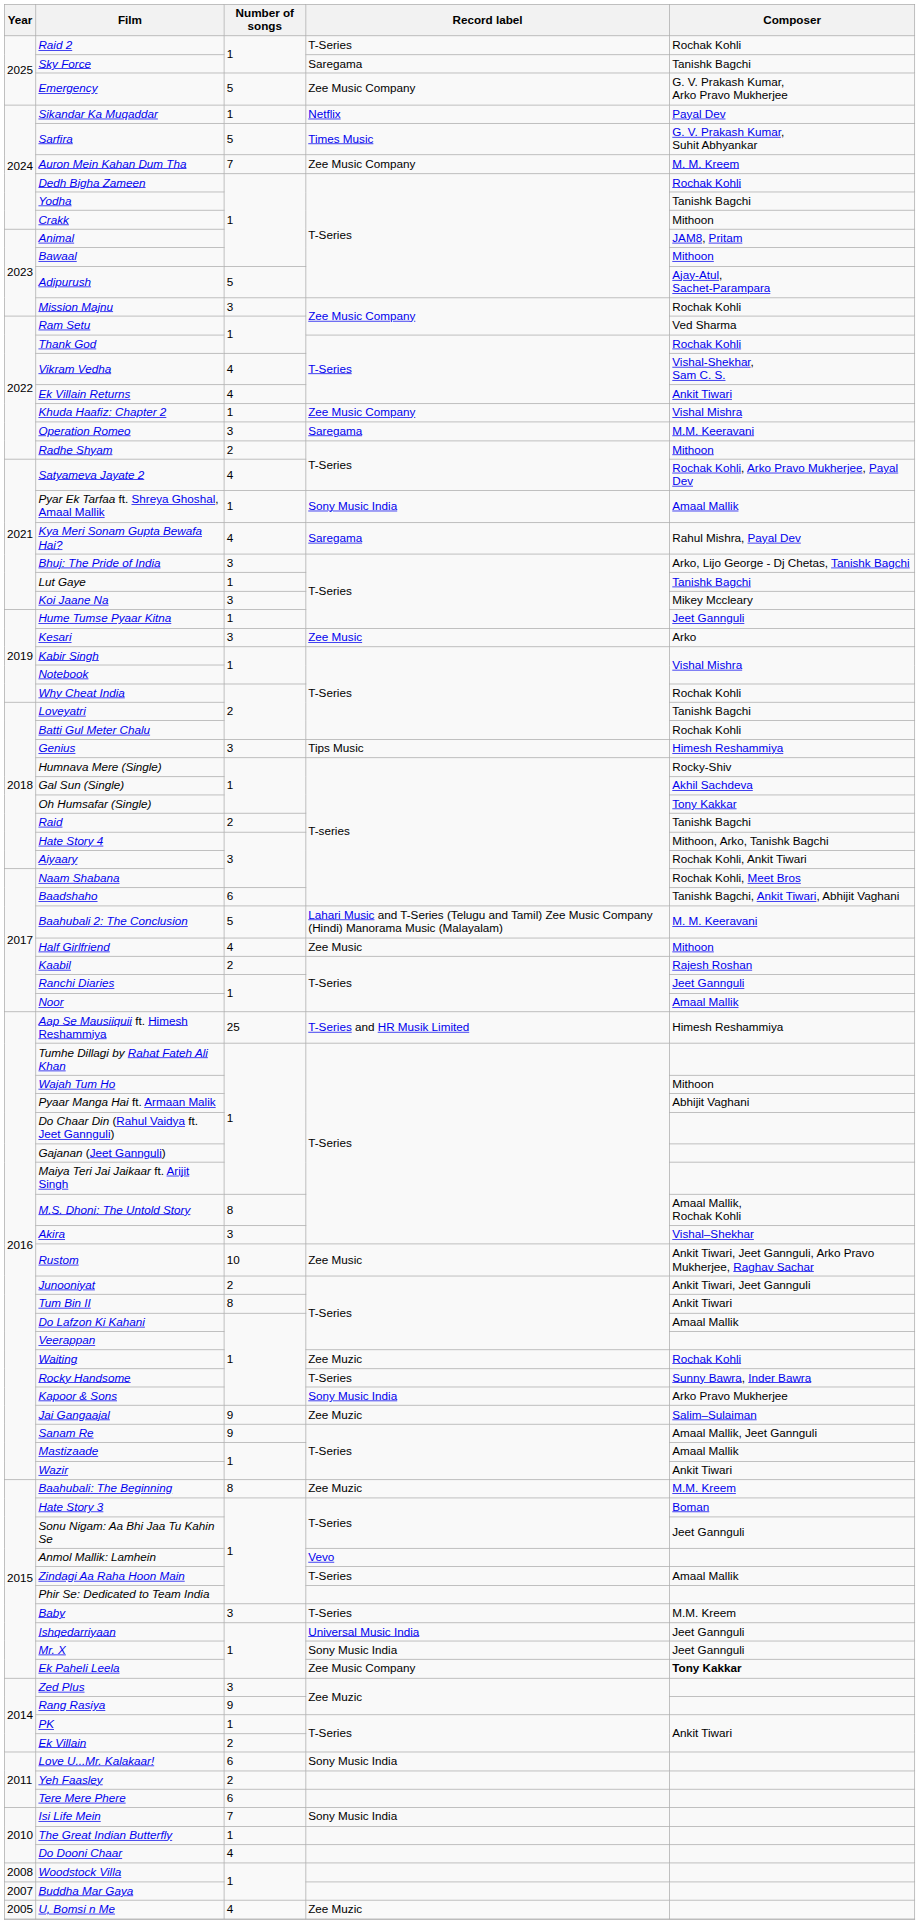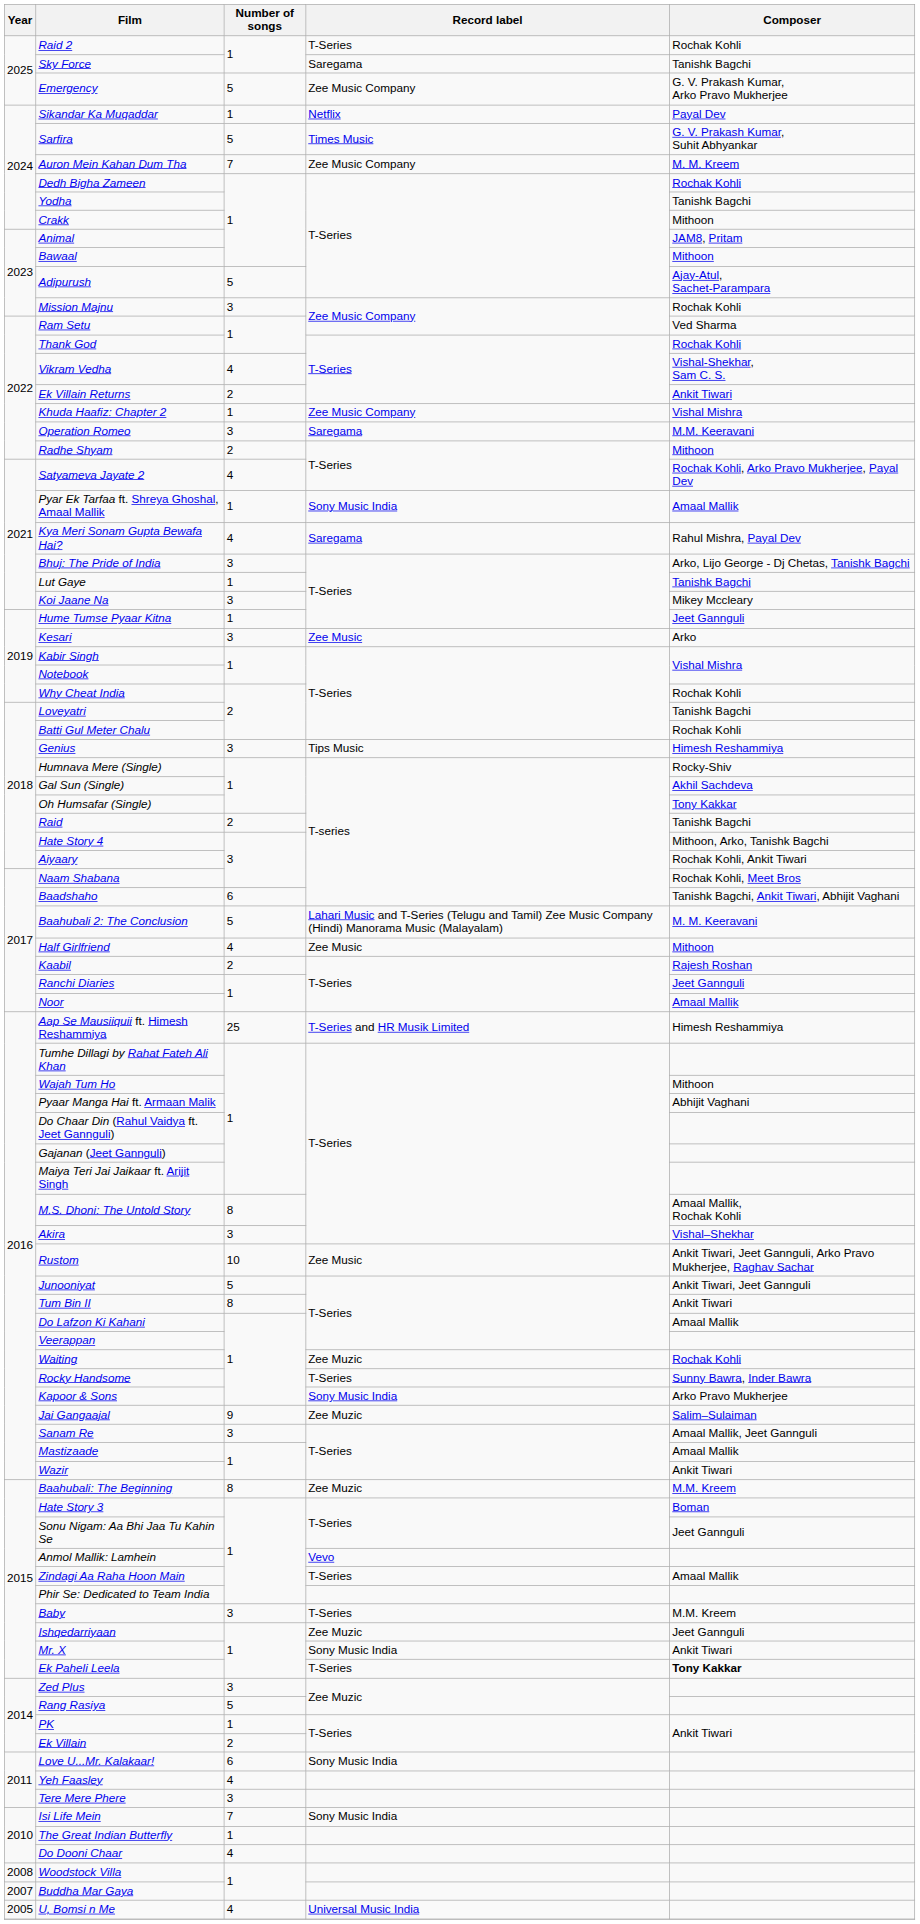(230, 394) 4 -> (230, 394) 2
(230, 1285) 2 -> (230, 1285) 5
(230, 1433) 9 -> (230, 1433) 3
(364, 1631) Universal Music India -> (335, 1631) Zee Muzic
(708, 1650) Jeet Gannguli -> (702, 1650) Ankit Tiwari
(362, 1668) Zee Music Company -> (330, 1668) T-Series
(230, 1705) 9 -> (230, 1705) 5
(230, 1779) 2 -> (230, 1779) 4
(230, 1798) 6 -> (230, 1798) 3
(335, 1909) Zee Muzic -> (364, 1909) Universal Music India
